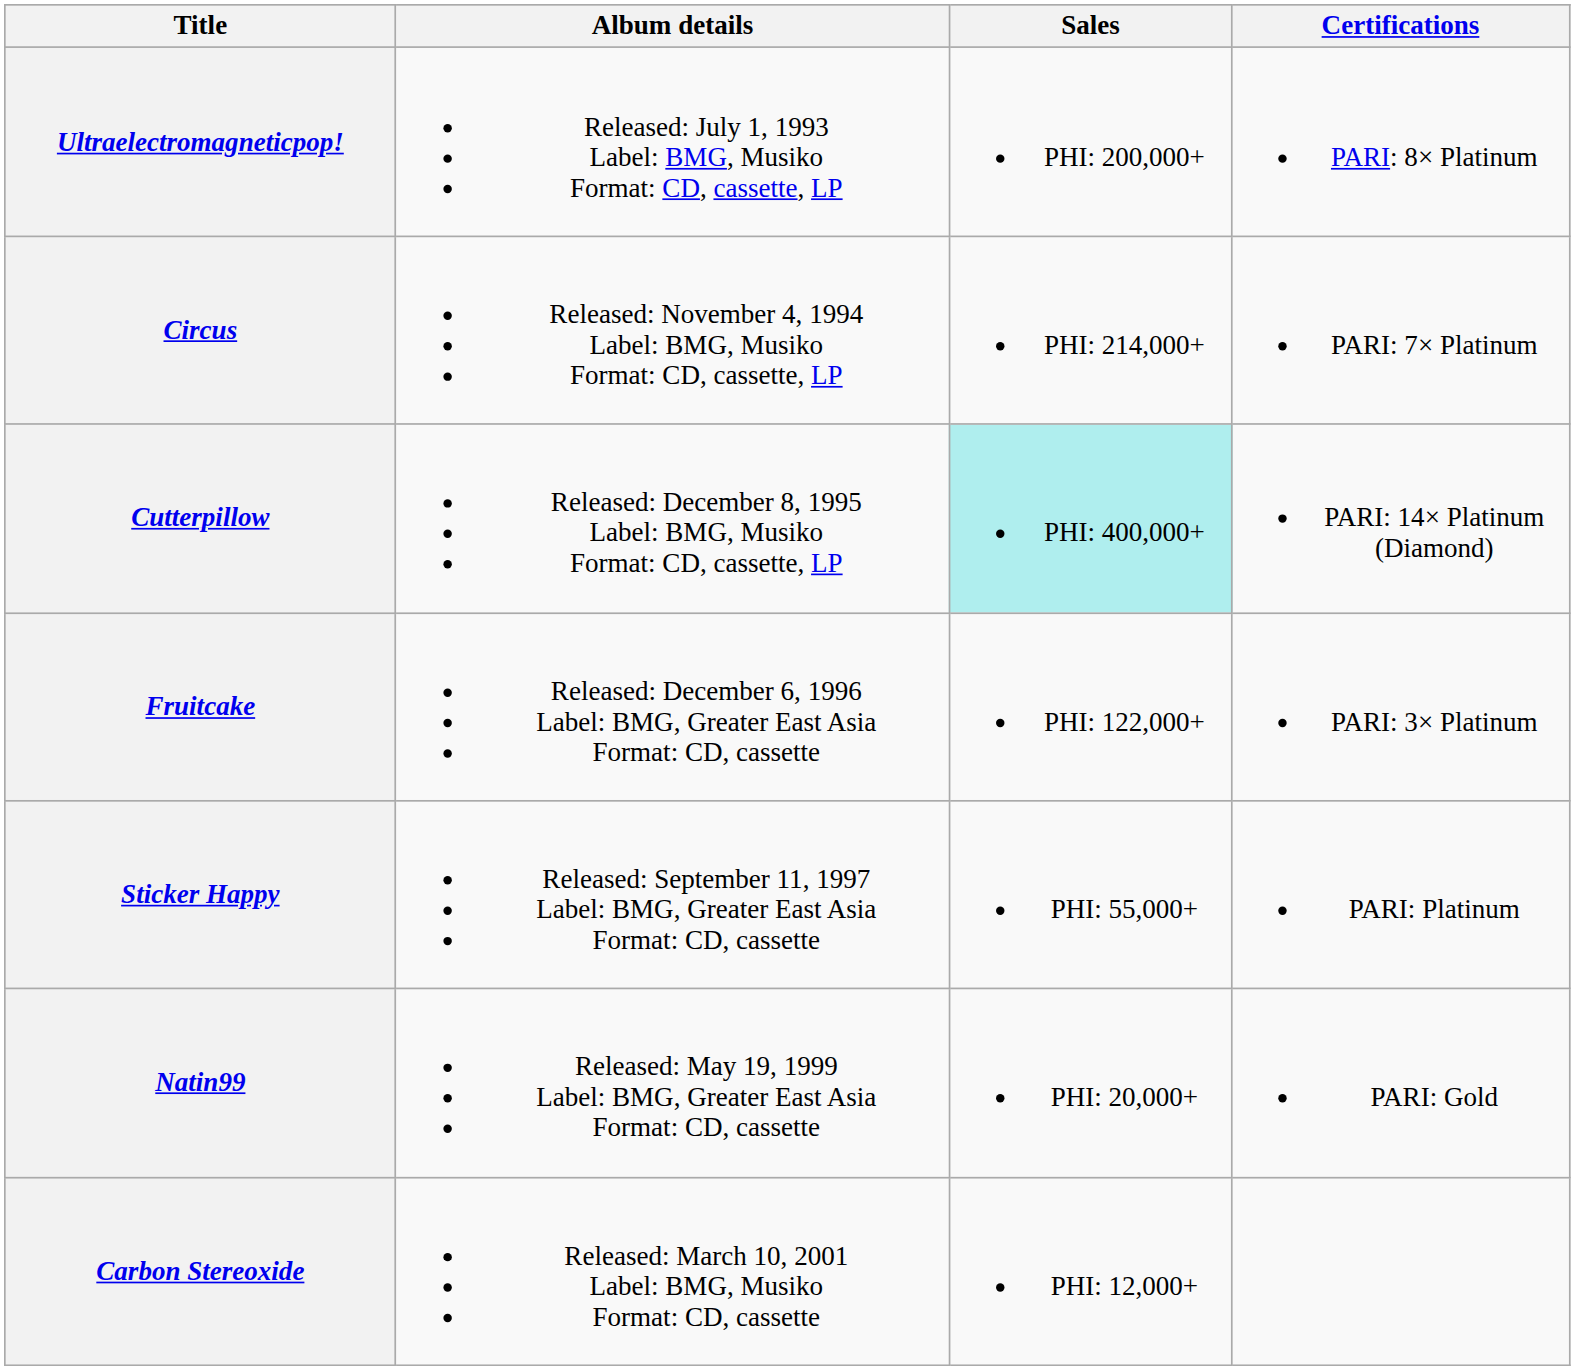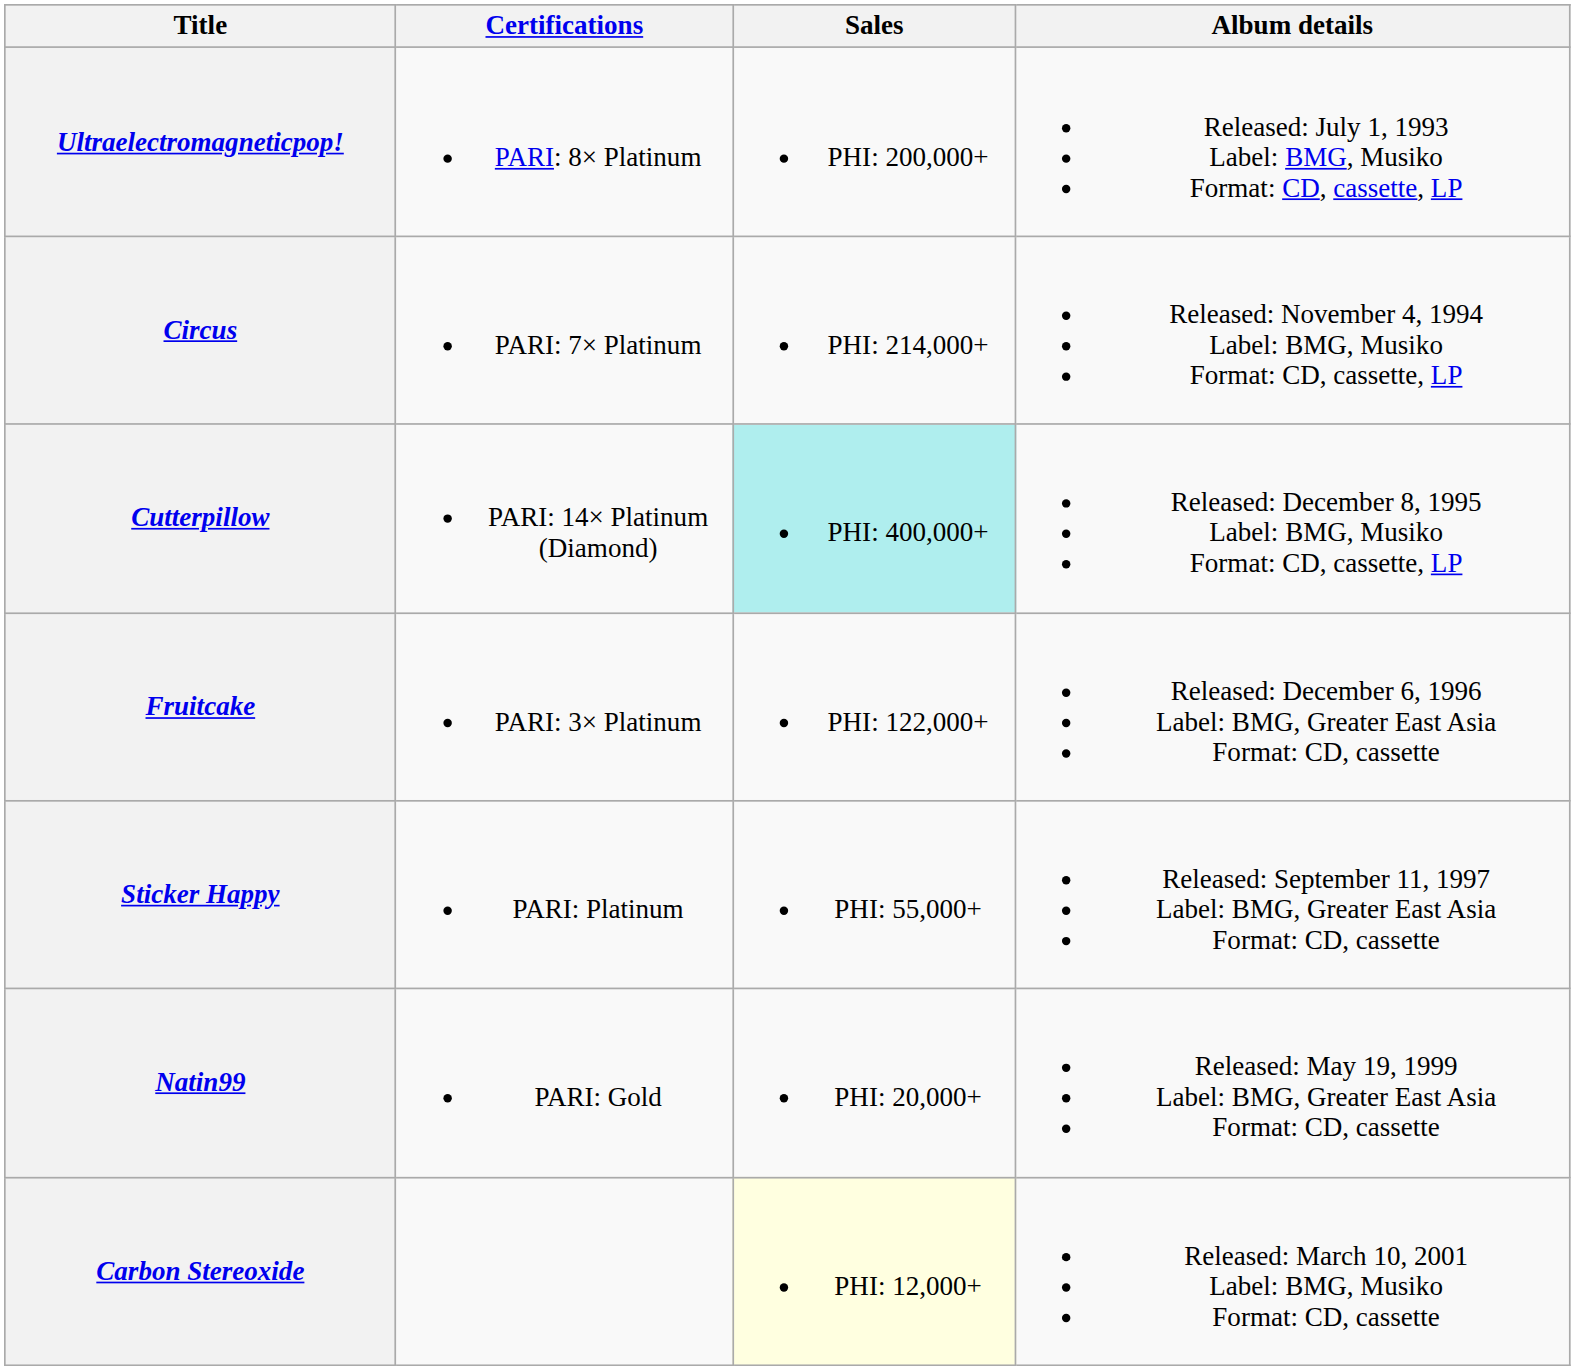columns swapped: (672, 25) <-> (1400, 25)
(1091, 1286) no background -> (874, 1286) lightyellow background
